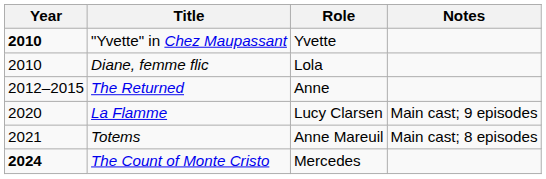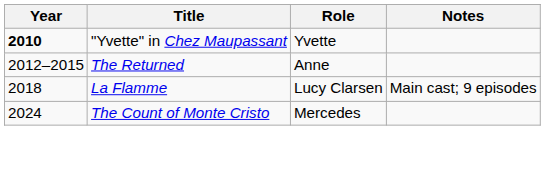- row: (150, 64)
(25, 112) 2020 -> (25, 88) 2018
- row: (116, 137)
(25, 161) bold -> (25, 112) normal
